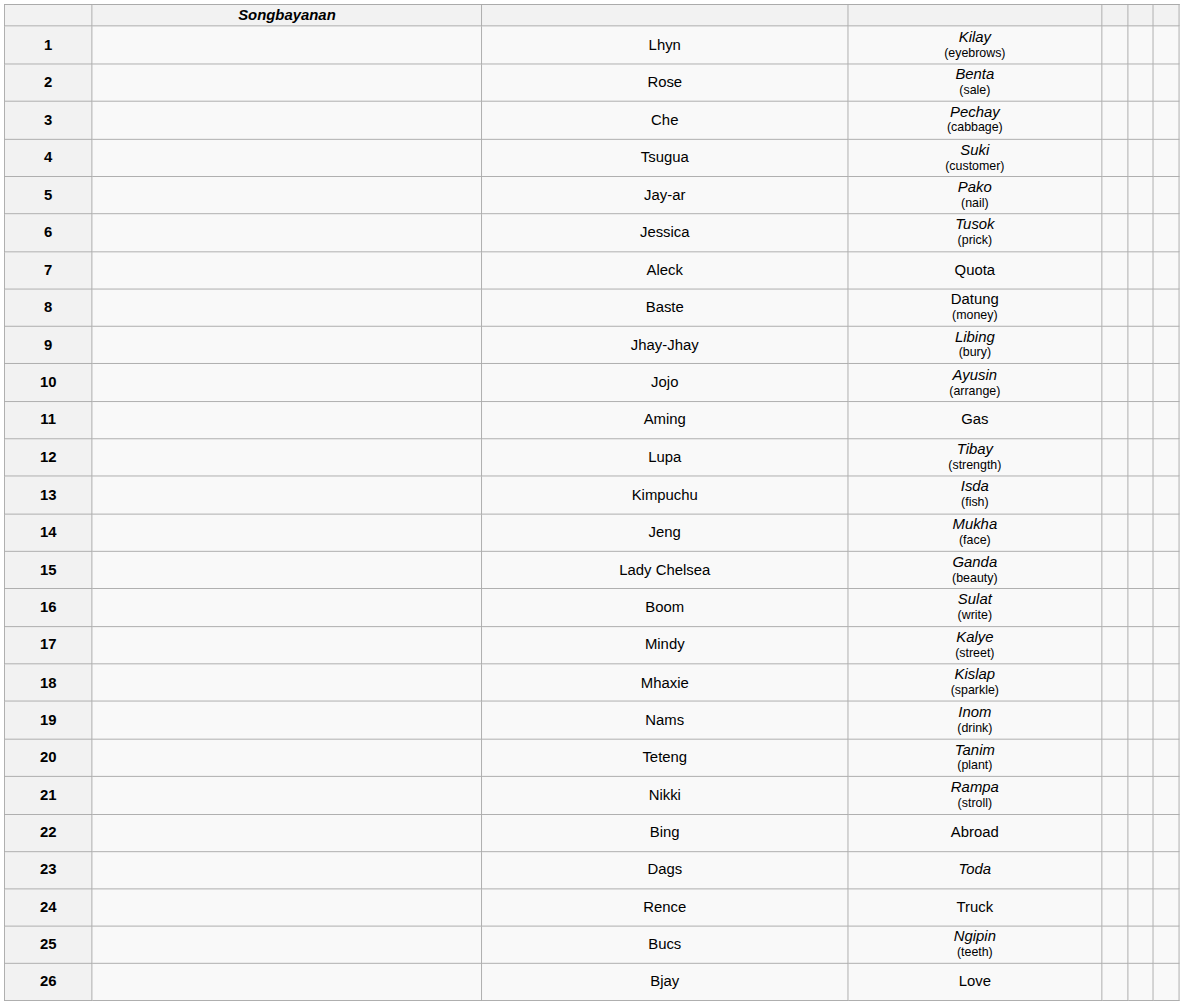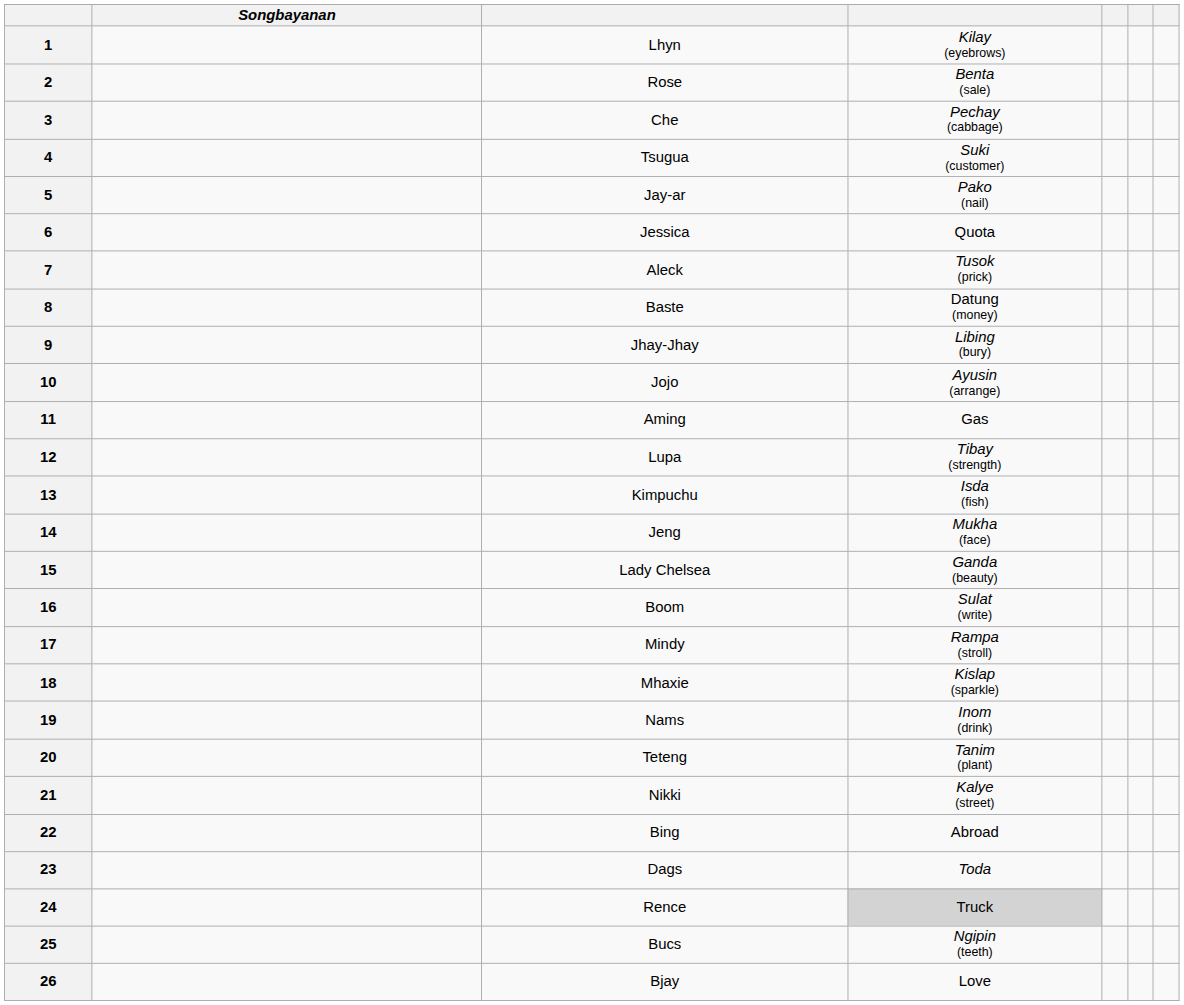(975, 232) Tusok (prick) -> (975, 232) Quota
(975, 270) Quota -> (975, 269) Tusok (prick)
(975, 644) Kalye (street) -> (975, 644) Rampa (stroll)
(975, 794) Rampa (stroll) -> (975, 794) Kalye (street)
(975, 907) no background -> (975, 907) lightgrey background
